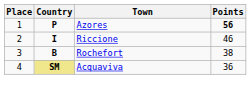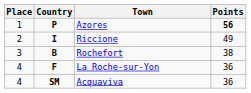(228, 39) 46 -> (228, 39) 49
+ row: (118, 67)
(54, 67) khaki background -> (54, 81) no background
